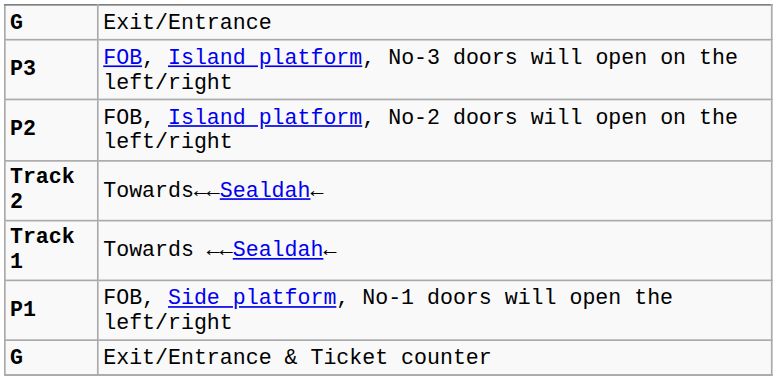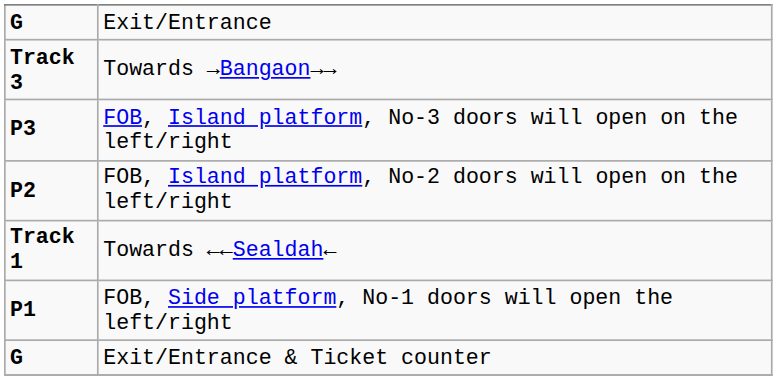+ row: (220, 70)
- row: (213, 190)
